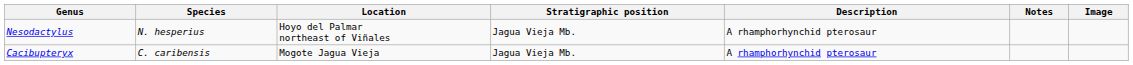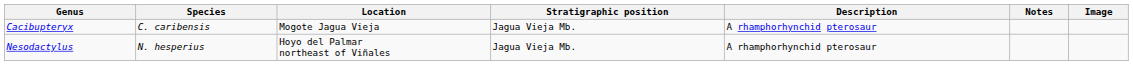rows swapped: (40, 53) <-> (40, 32)
